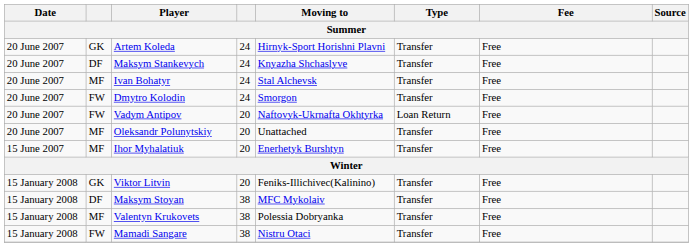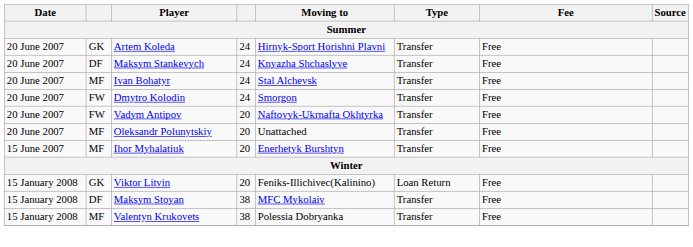(424, 115) Loan Return -> (415, 115) Transfer
(415, 183) Transfer -> (424, 183) Loan Return
- row: (150, 234)
